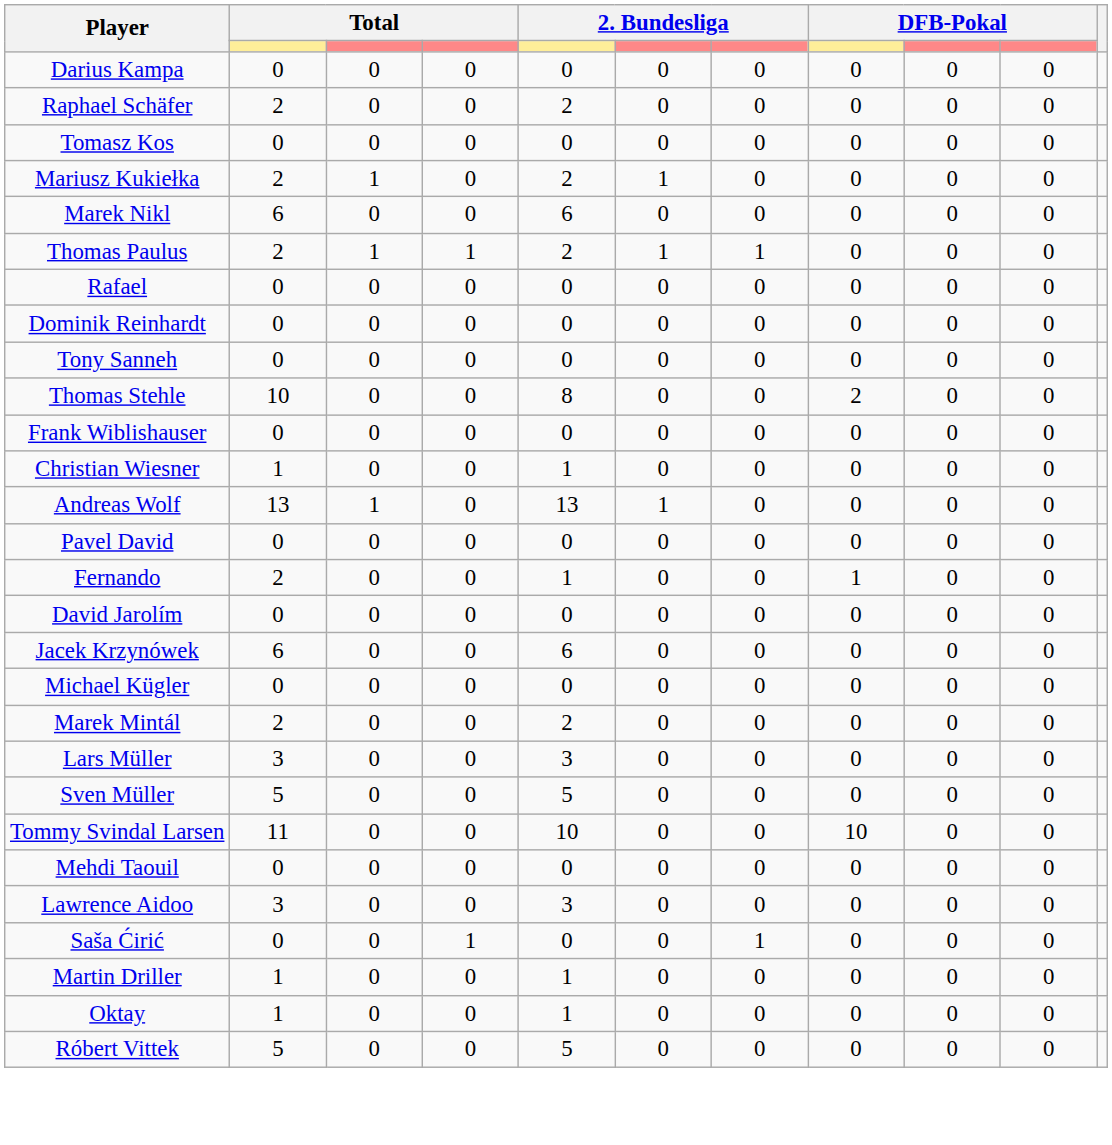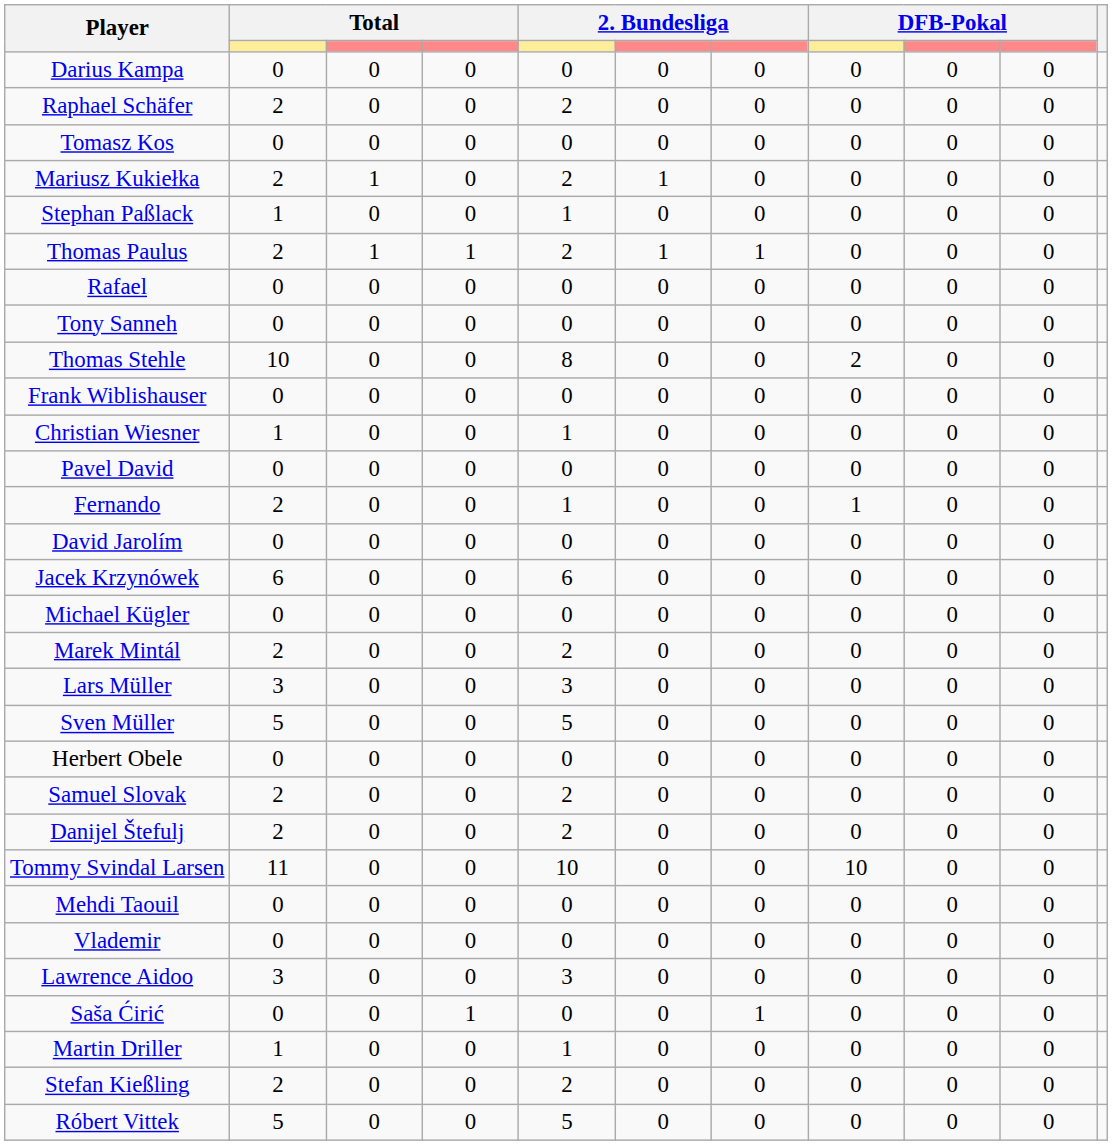- row: (117, 214)
+ row: (117, 214)
- row: (117, 323)
- row: (117, 504)
+ row: (117, 758)
+ row: (117, 795)
+ row: (117, 831)
+ row: (117, 940)
+ row: (117, 1085)
- row: (117, 1012)
